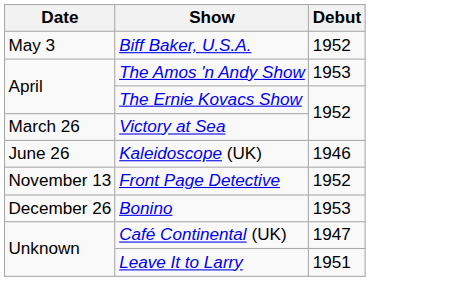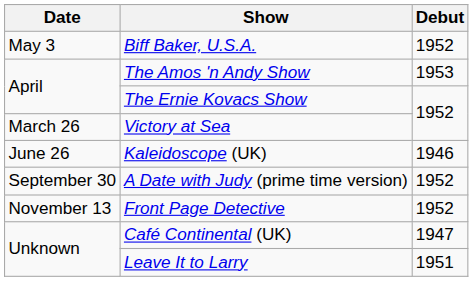+ row: (266, 180)
- row: (146, 208)
